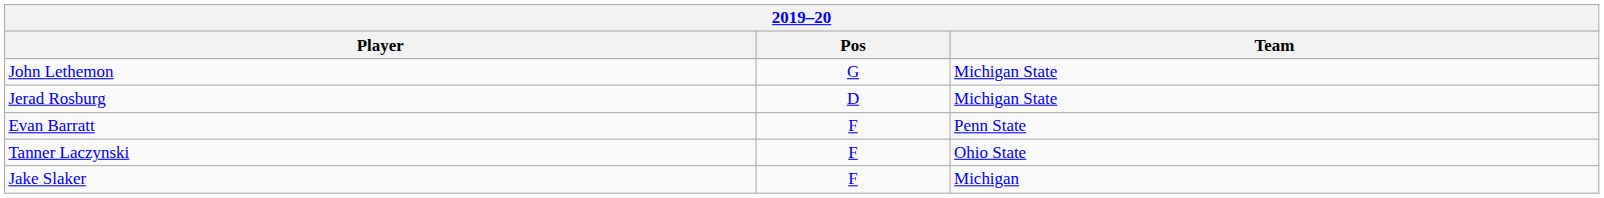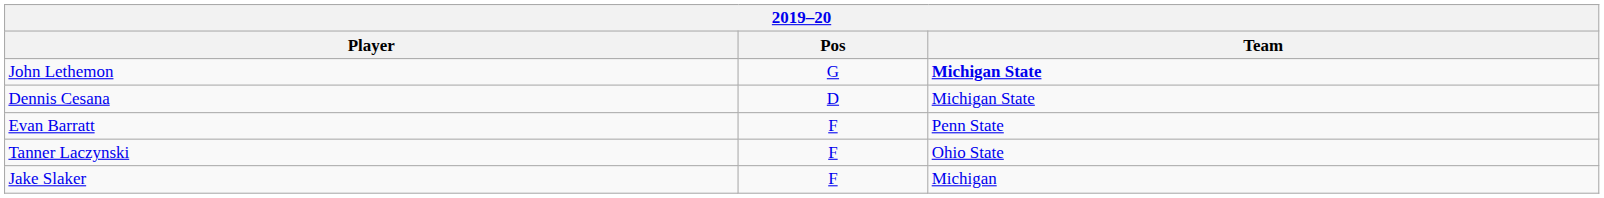(1006, 71) normal -> (987, 71) bold
+ row: (59, 98)
- row: (57, 98)
